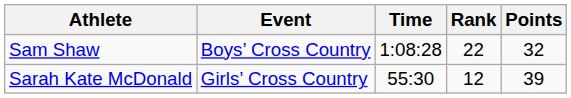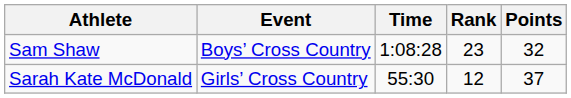(474, 49) 22 -> (474, 49) 23
(534, 79) 39 -> (534, 79) 37
